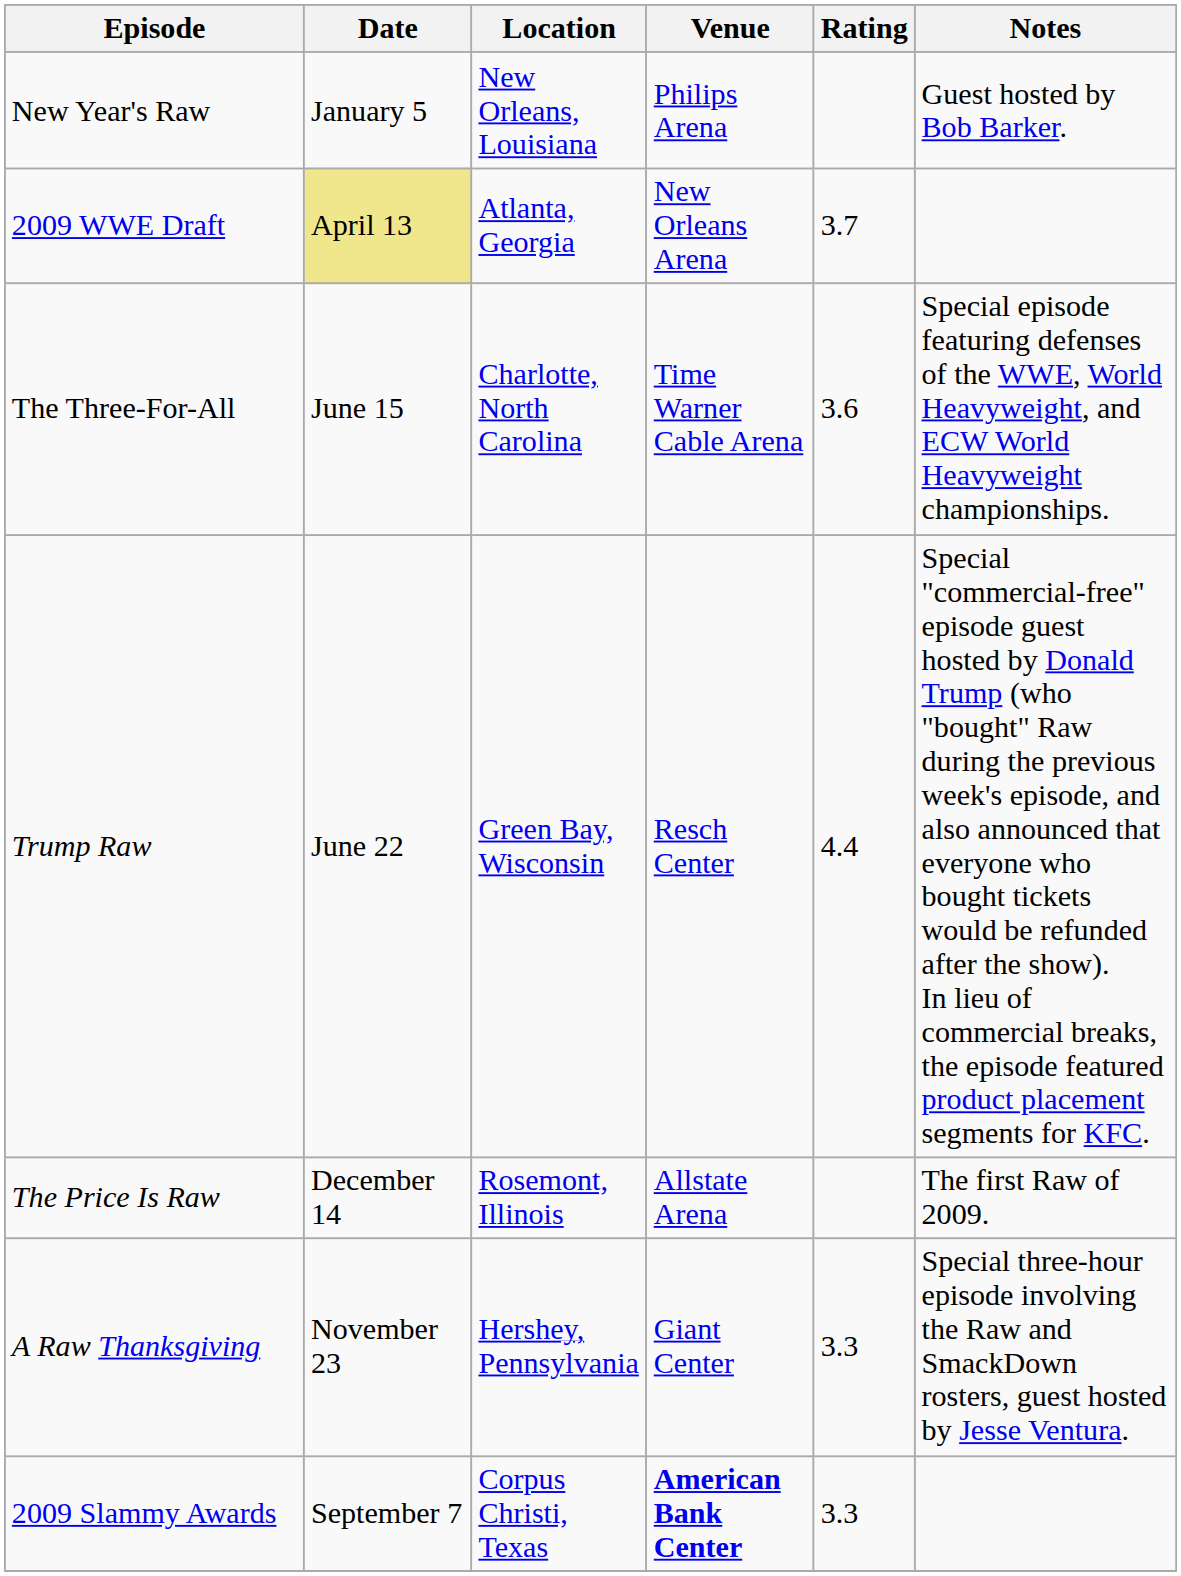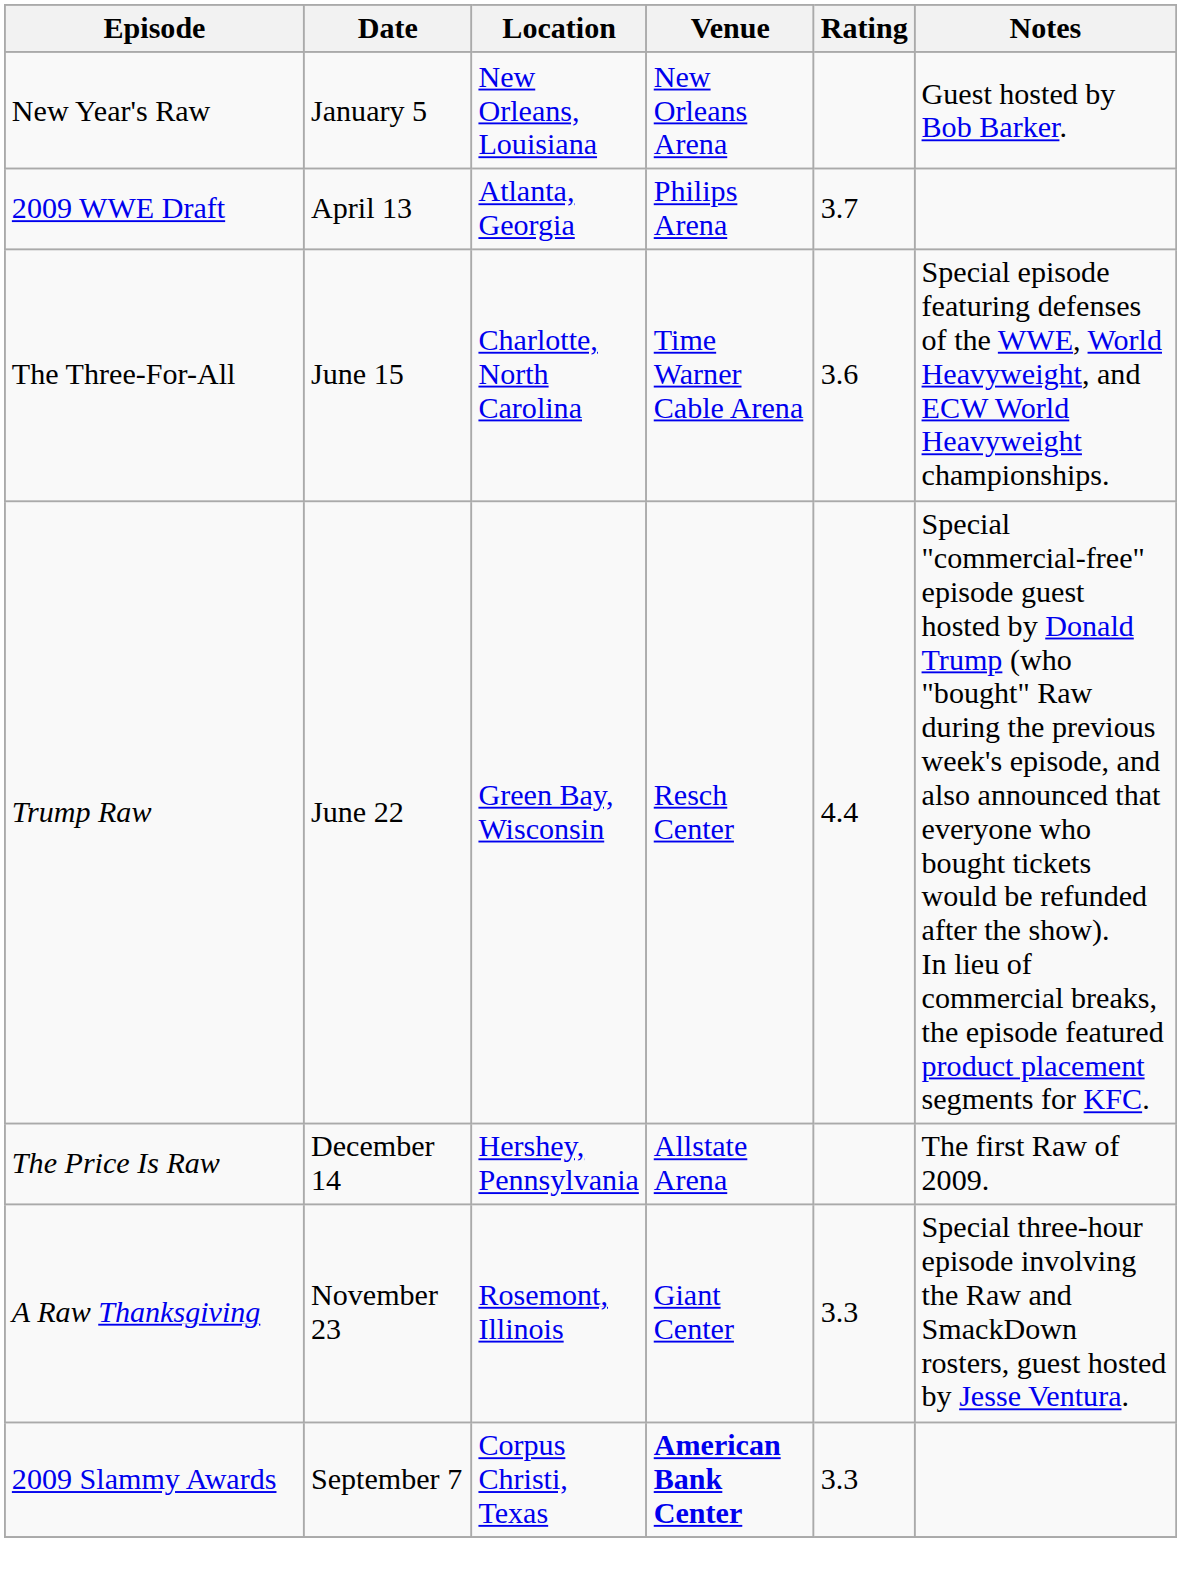(696, 109) Philips Arena -> (701, 109) New Orleans Arena
(362, 225) khaki background -> (362, 208) no background
(701, 225) New Orleans Arena -> (696, 208) Philips Arena
(543, 1197) Rosemont, Illinois -> (559, 1163) Hershey, Pennsylvania
(559, 1346) Hershey, Pennsylvania -> (543, 1312) Rosemont, Illinois
